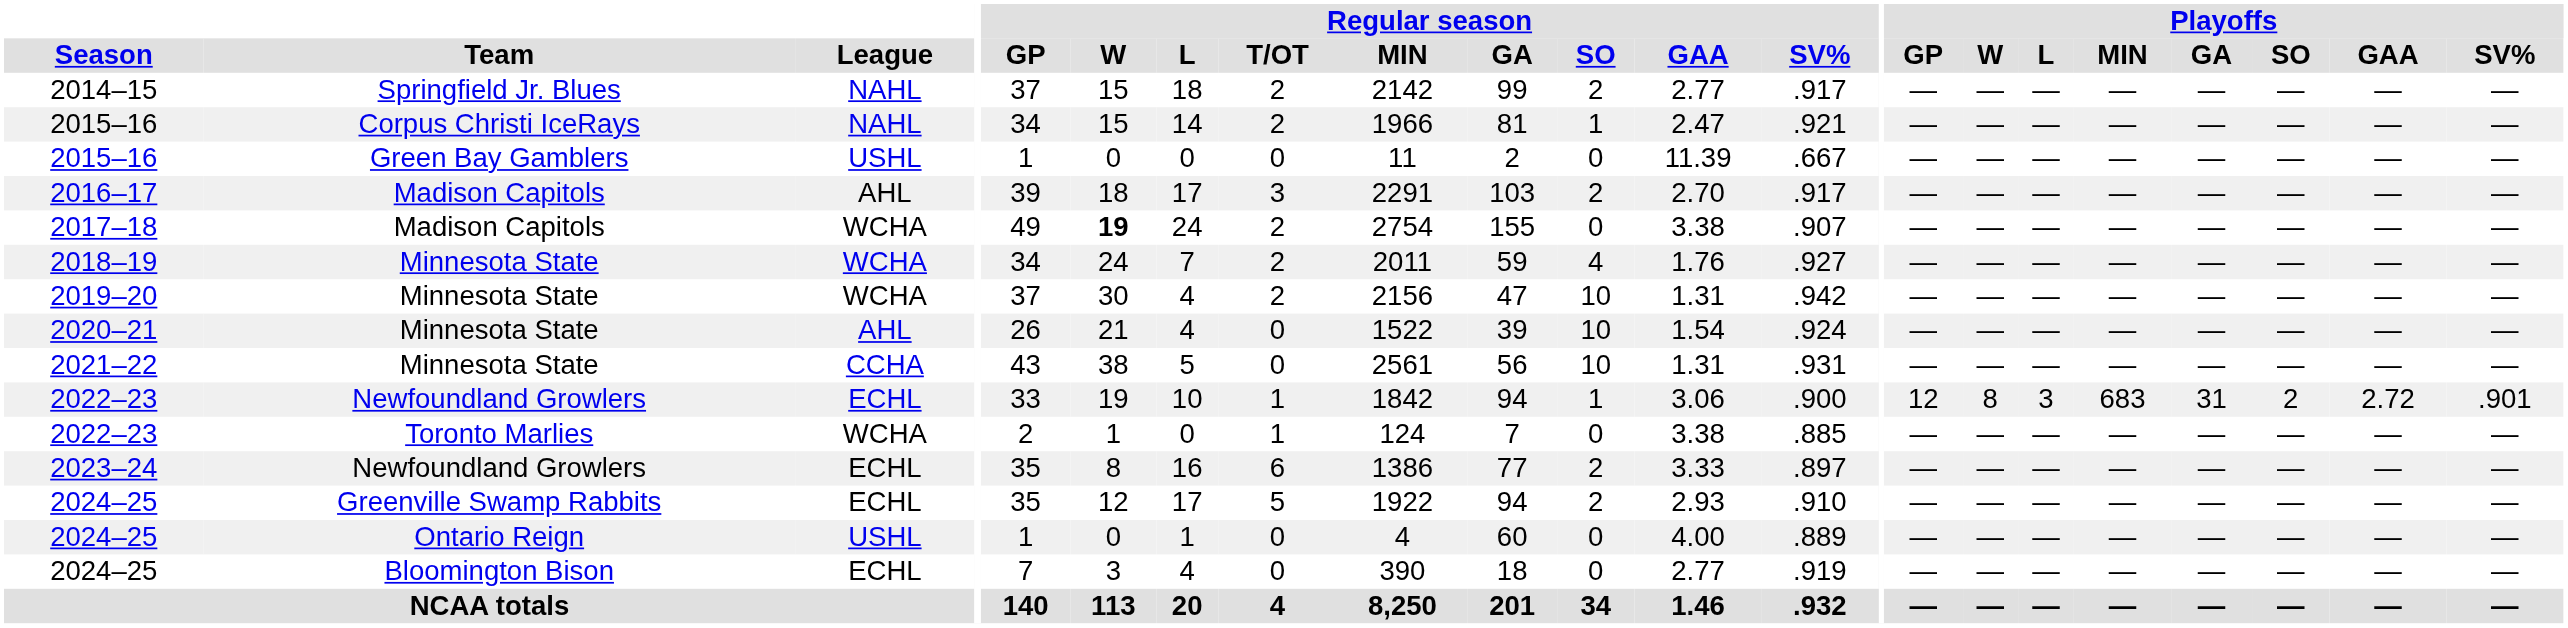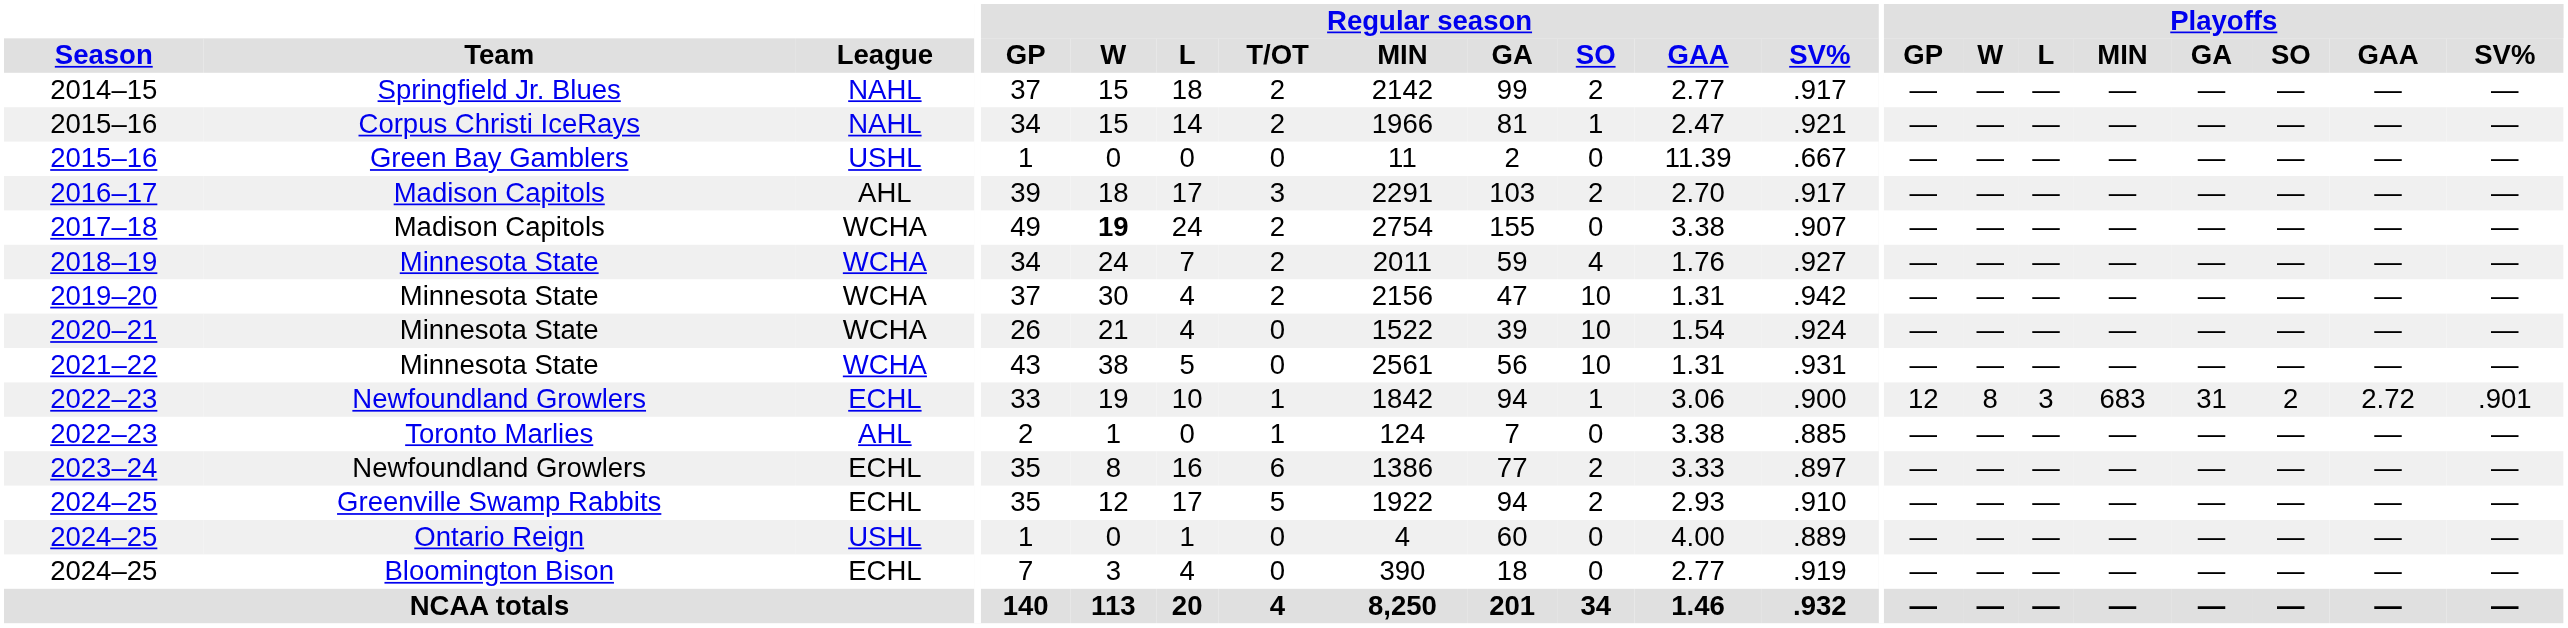(885, 330) AHL -> (885, 330) WCHA
(885, 364) CCHA -> (885, 364) WCHA
(885, 433) WCHA -> (885, 433) AHL
